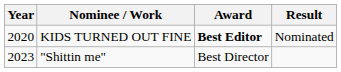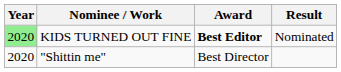(21, 36) no background -> (21, 36) lightgreen background
(21, 57) 2023 -> (21, 57) 2020
